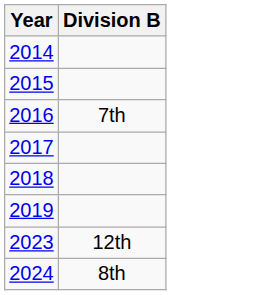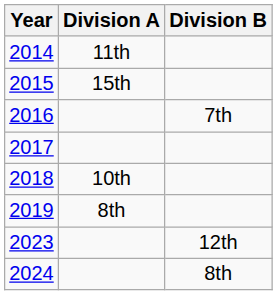+ column: (111, 20)
